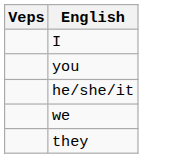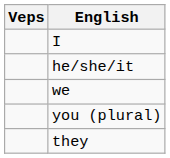- row: (66, 67)
+ row: (107, 116)
